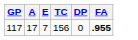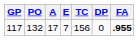+ column: (35, 12)
